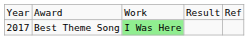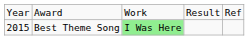(18, 28) 2017 -> (18, 28) 2015
